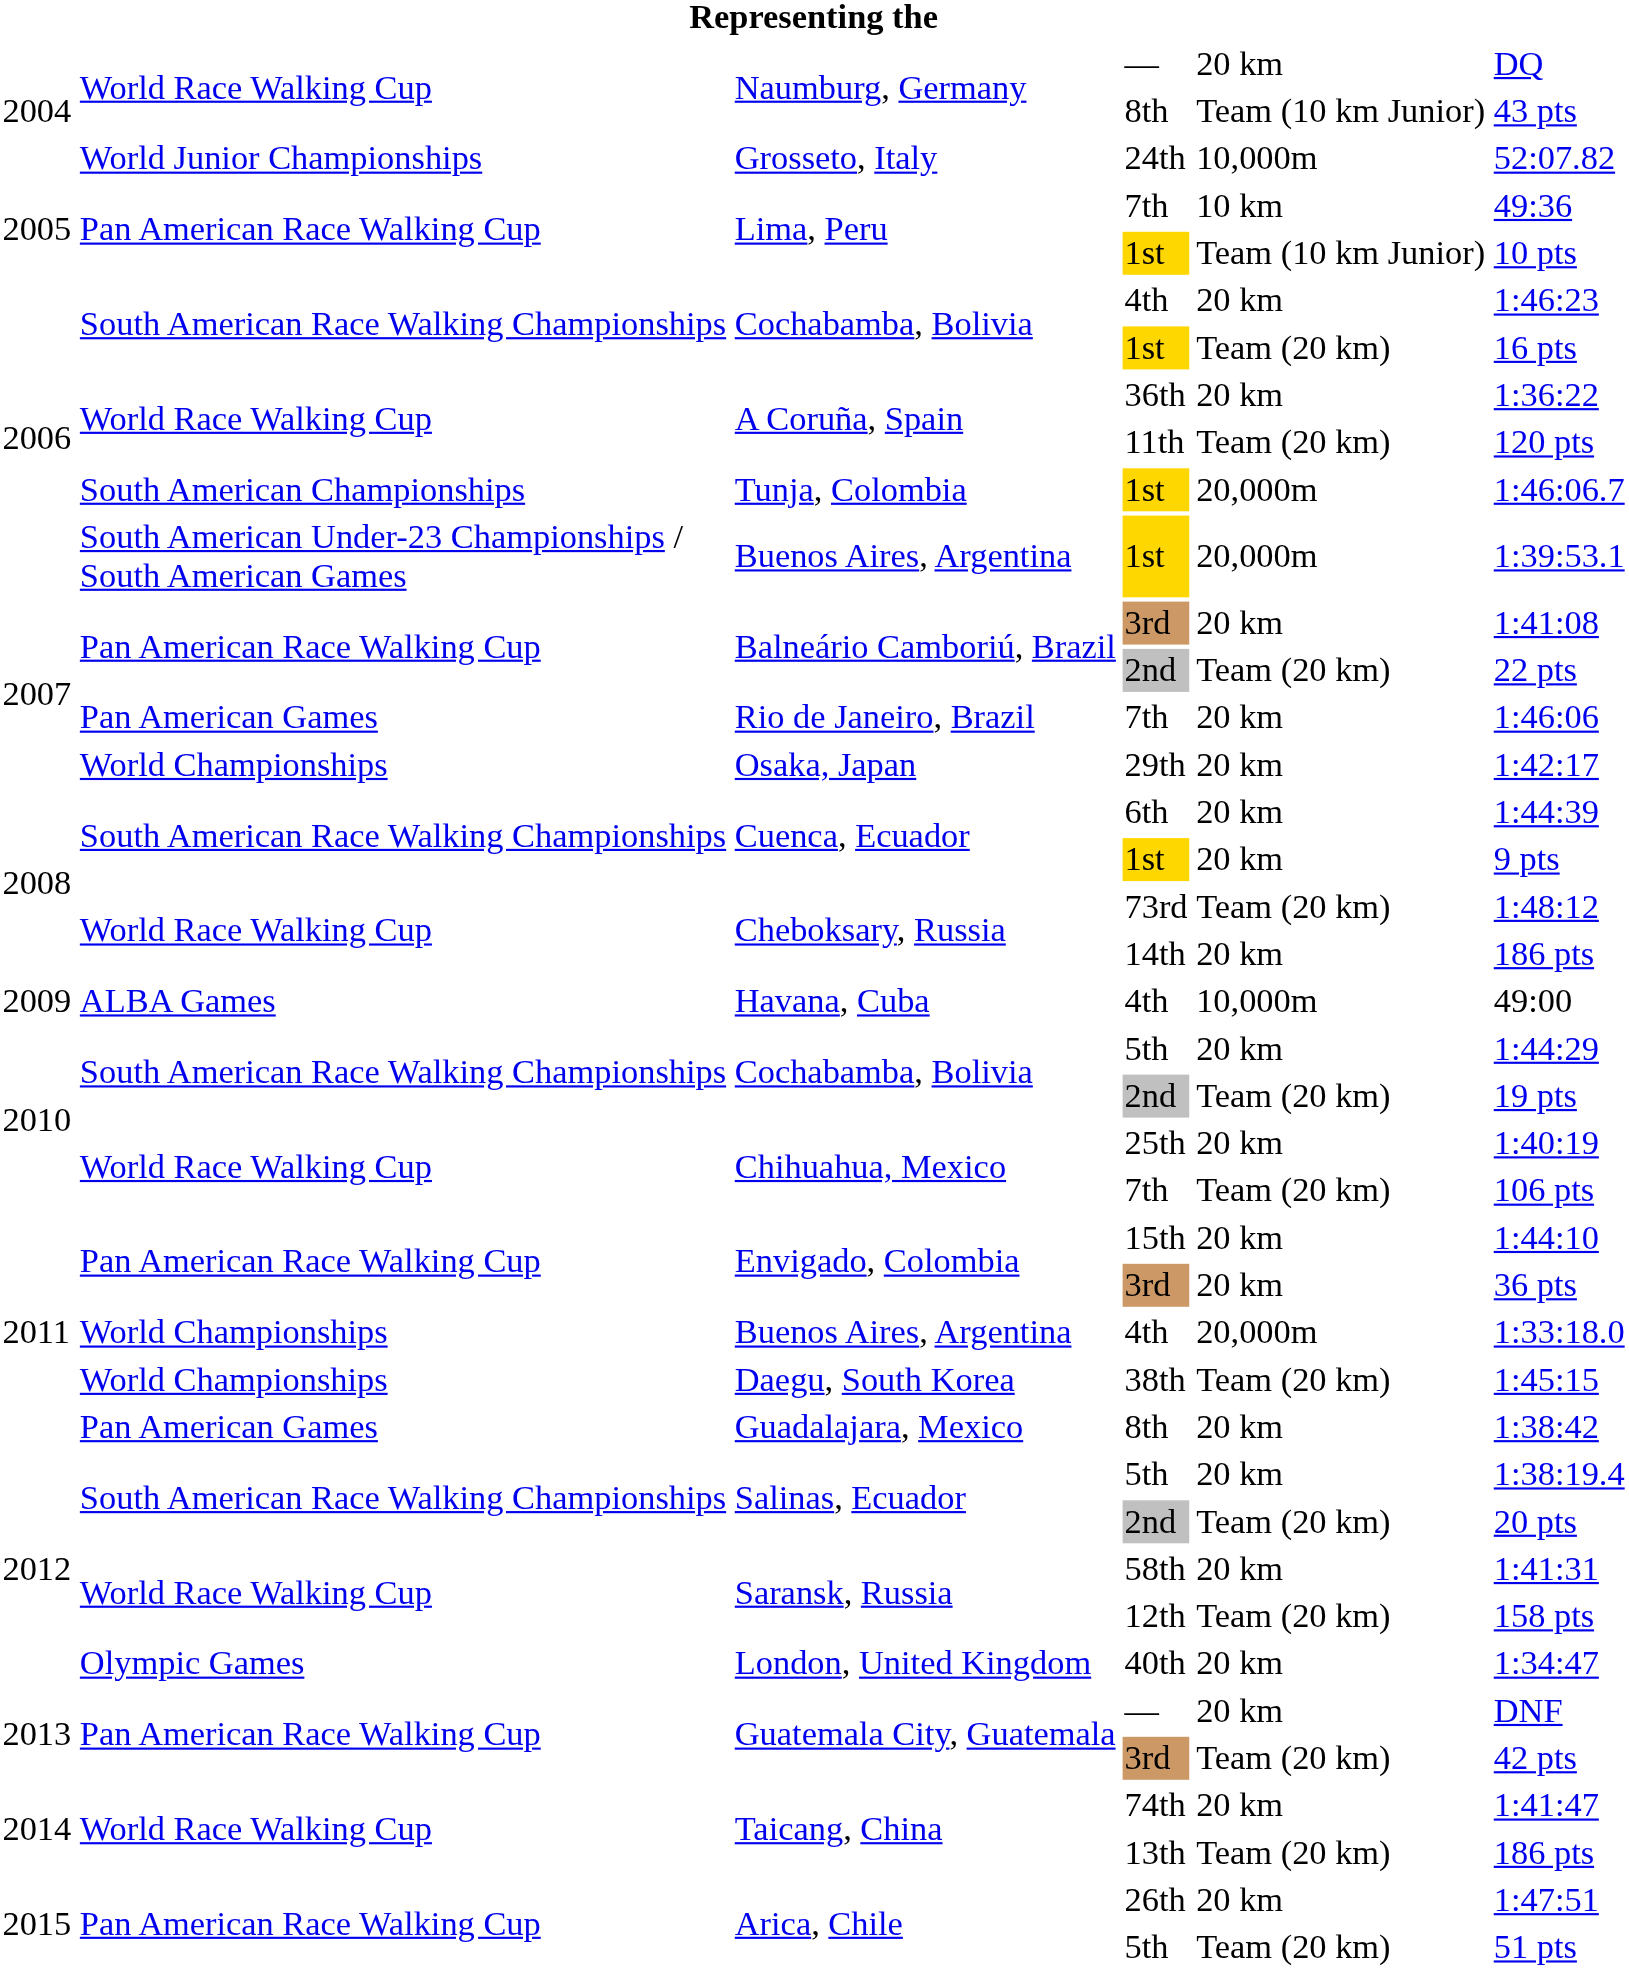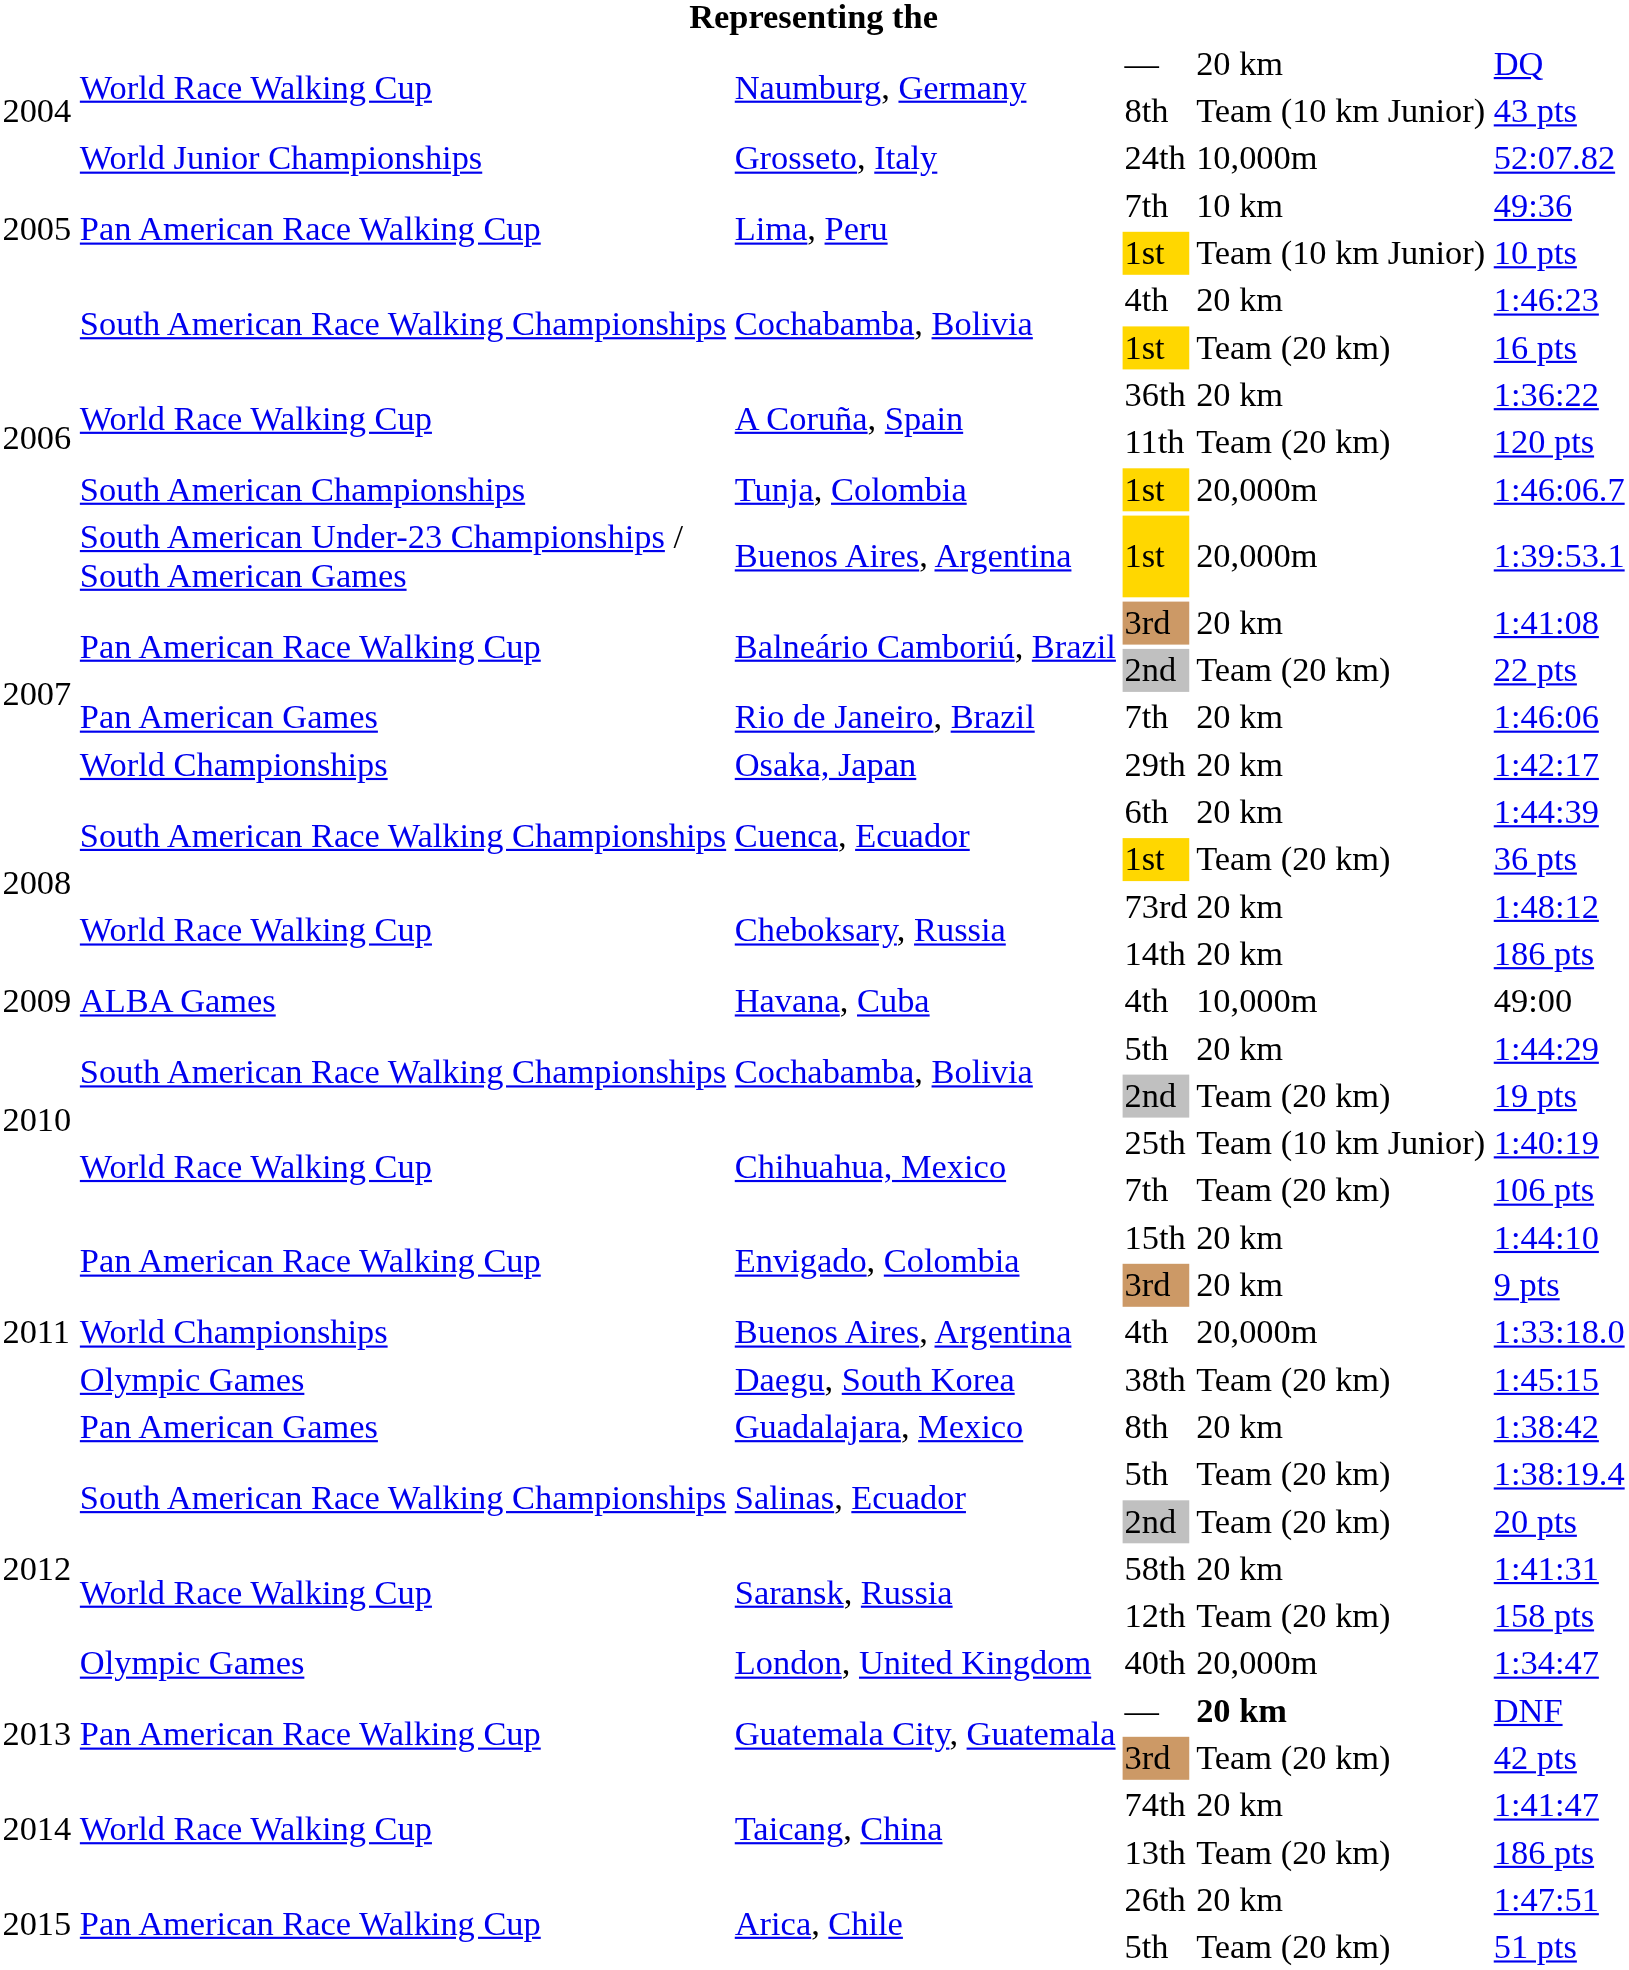(1240, 859) 20 km -> (1293, 859) Team (20 km)
(1527, 859) 9 pts -> (1535, 859) 36 pts
(1293, 906) Team (20 km) -> (1240, 906) 20 km
(1240, 1142) 20 km -> (1341, 1142) Team (10 km Junior)
(1535, 1284) 36 pts -> (1527, 1284) 9 pts
(234, 1379) World Championships -> (192, 1379) Olympic Games
(1240, 1473) 20 km -> (1293, 1473) Team (20 km)
(1240, 1663) 20 km -> (1257, 1663) 20,000m
(1240, 1710) normal -> (1242, 1710) bold
